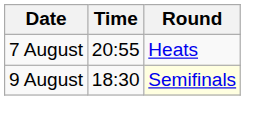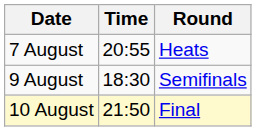(192, 79) lightyellow background -> (203, 79) no background
+ row: (51, 110)
